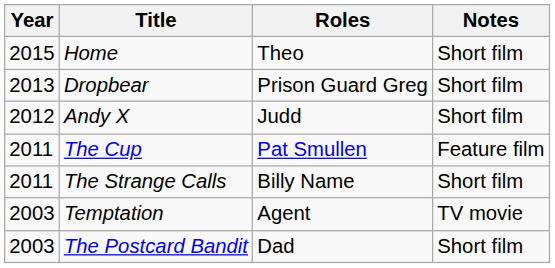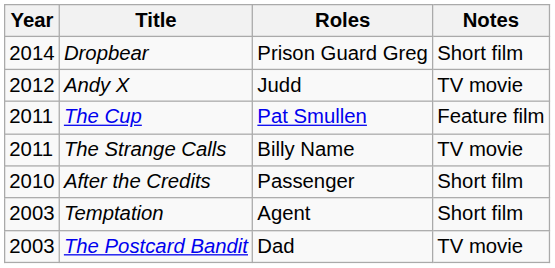- row: (91, 52)
(32, 85) 2013 -> (32, 52) 2014
(480, 117) Short film -> (480, 85) TV movie
(480, 181) Short film -> (480, 149) TV movie
+ row: (137, 181)
(480, 213) TV movie -> (480, 213) Short film
(480, 246) Short film -> (480, 246) TV movie
